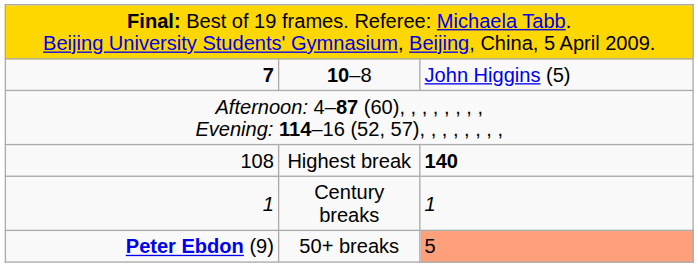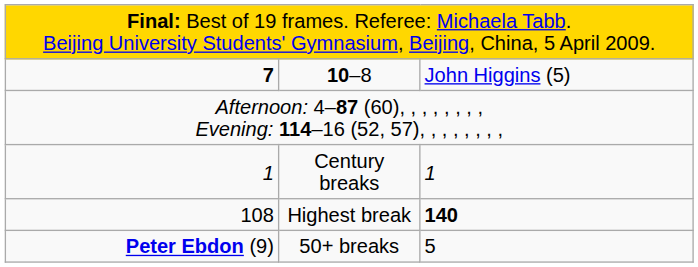rows swapped: (349, 161) <-> (349, 204)
(430, 247) lightsalmon background -> (430, 247) no background
